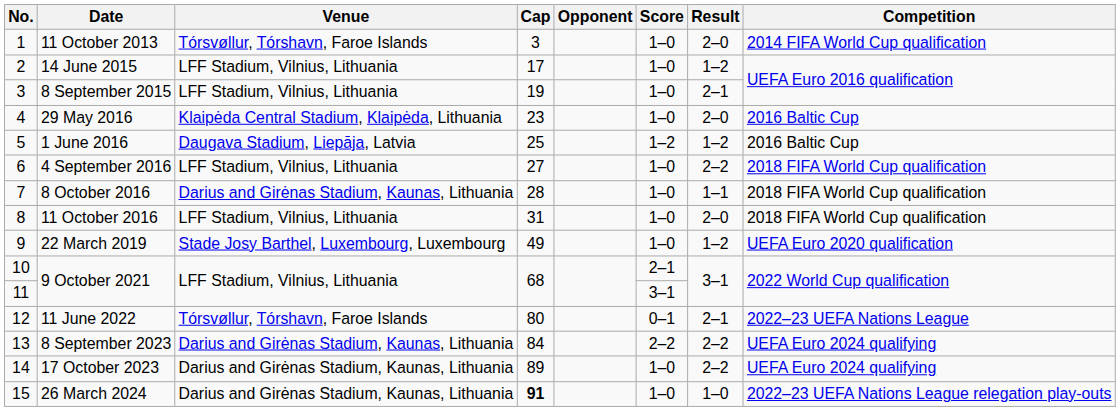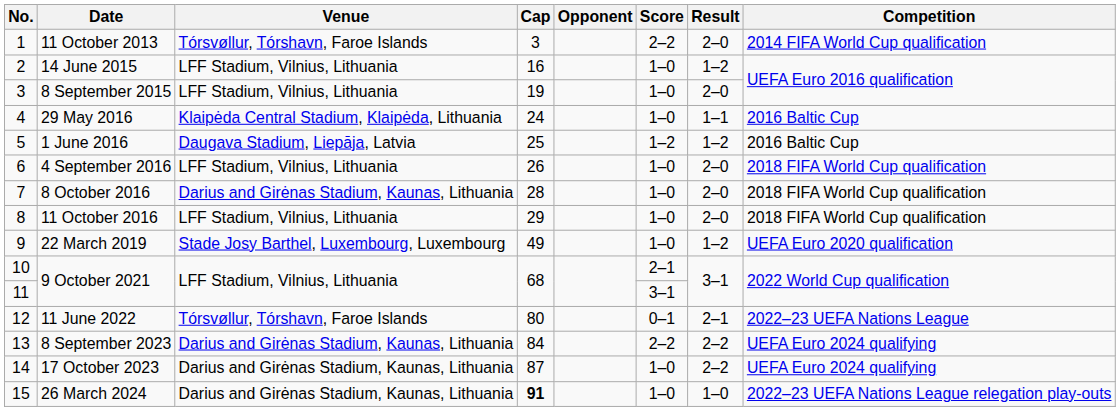(662, 42) 1–0 -> (662, 42) 2–2
(535, 67) 17 -> (535, 67) 16
(715, 92) 2–1 -> (715, 92) 2–0
(535, 117) 23 -> (535, 117) 24
(715, 117) 2–0 -> (715, 117) 1–1
(535, 167) 27 -> (535, 167) 26
(715, 167) 2–2 -> (715, 167) 2–0
(715, 192) 1–1 -> (715, 192) 2–0
(535, 218) 31 -> (535, 218) 29
(535, 368) 89 -> (535, 368) 87
